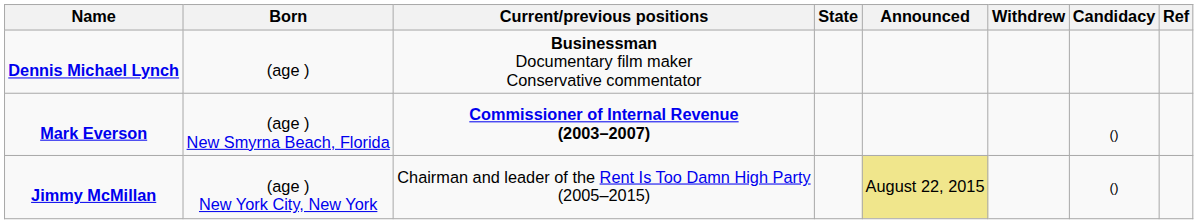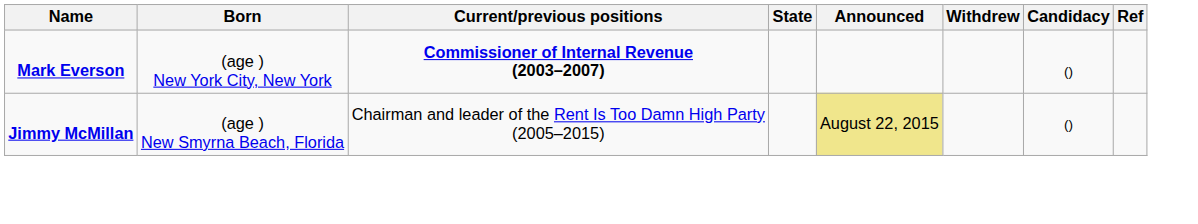- row: (94, 70)
(288, 133) (age ) New Smyrna Beach, Florida -> (243, 70) (age ) New York City, New York
(288, 196) (age ) New York City, New York -> (243, 133) (age ) New Smyrna Beach, Florida
